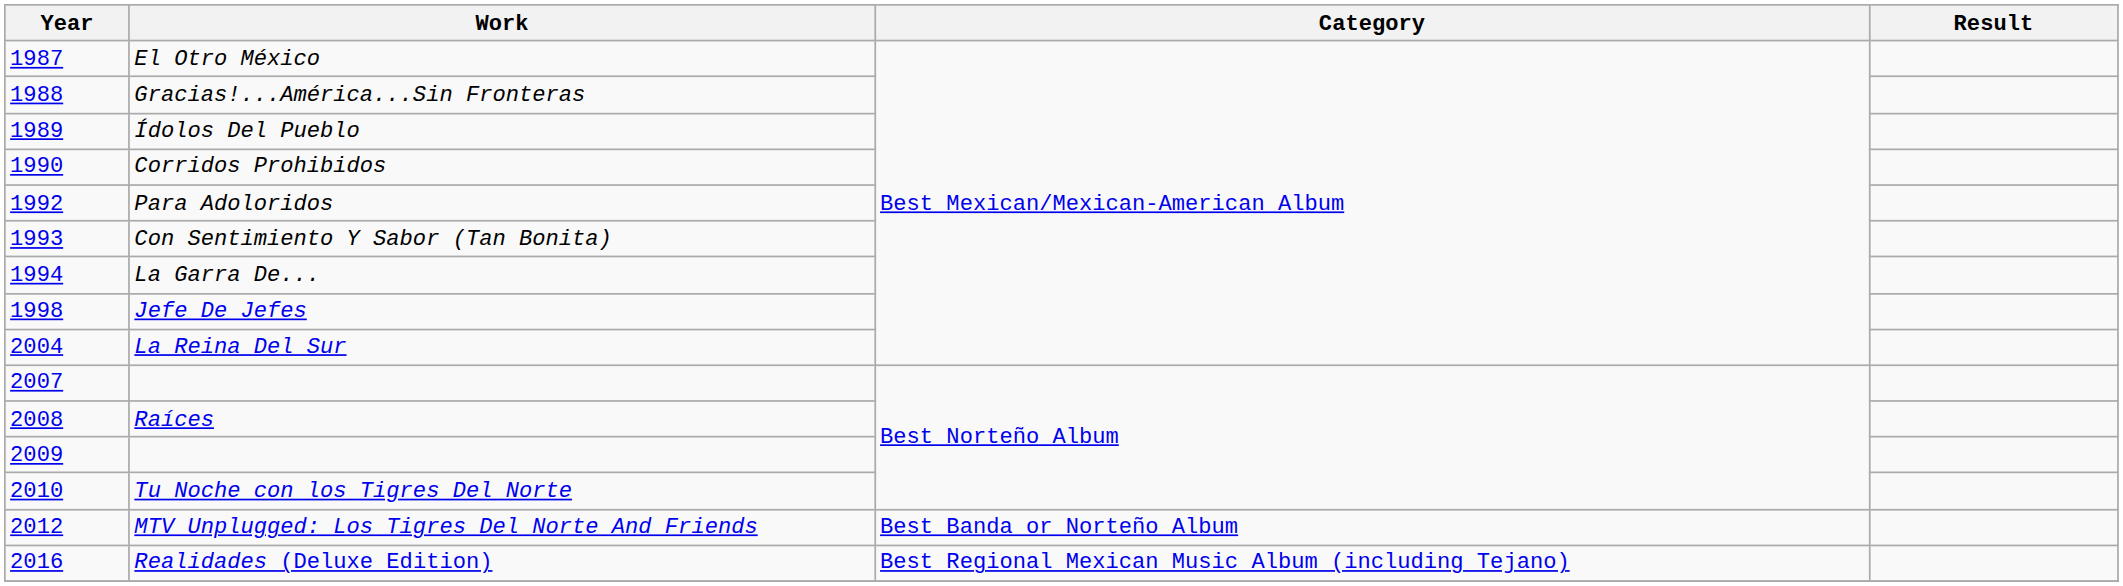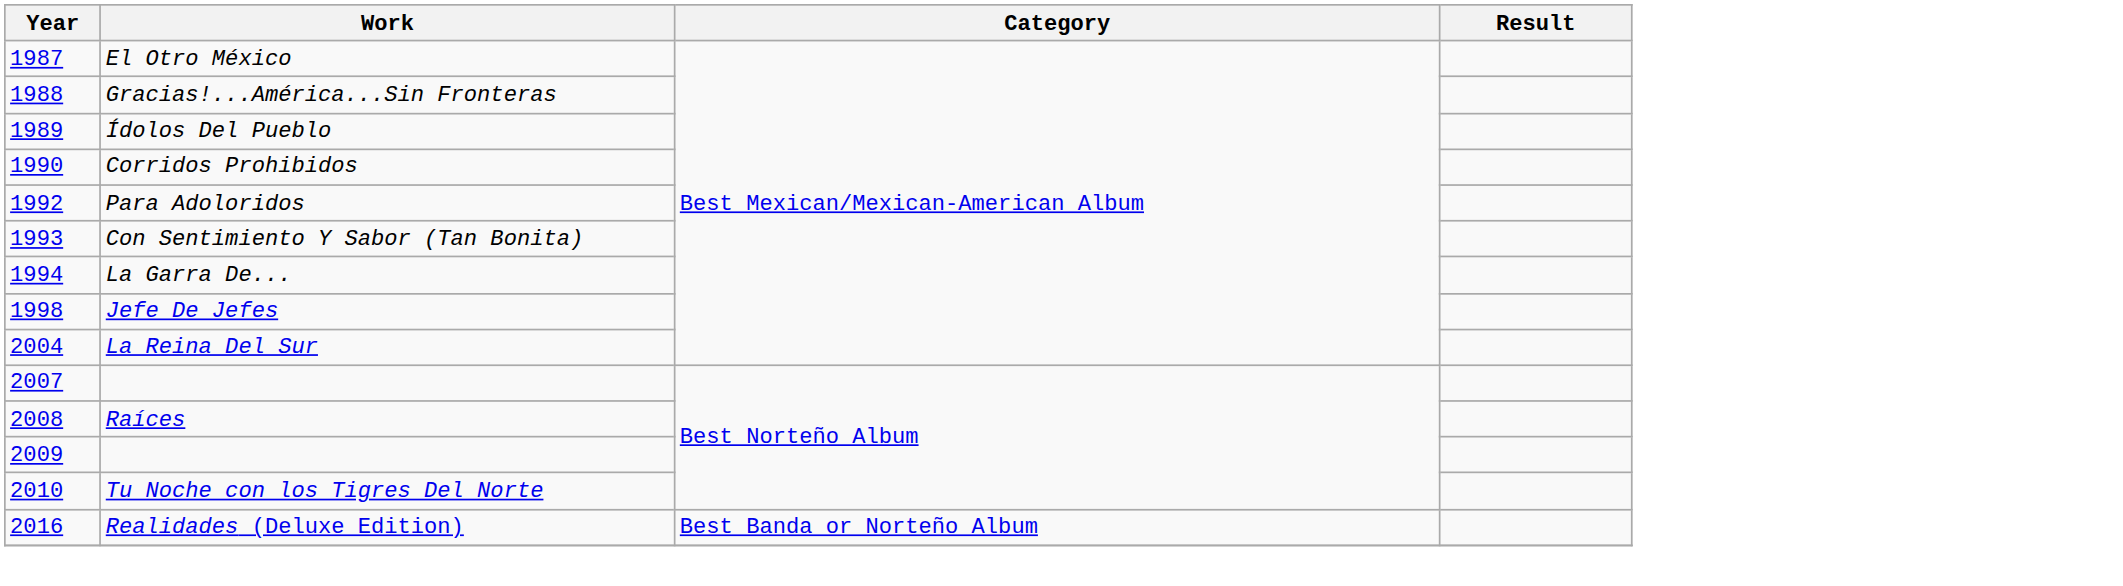- row: (37, 527)
(1225, 563) Best Regional Mexican Music Album (including Tejano) -> (859, 527) Best Banda or Norteño Album
